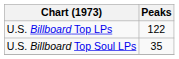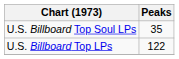rows swapped: (59, 29) <-> (72, 46)
